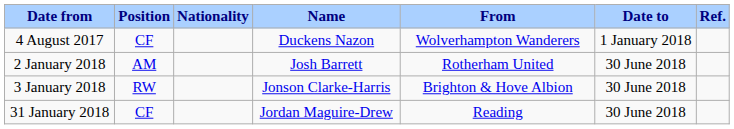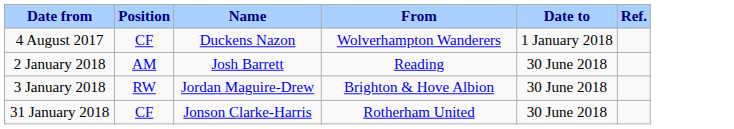- column: (213, 16)
(498, 64) Rotherham United -> (419, 64) Reading
(326, 87) Jonson Clarke-Harris -> (248, 87) Jordan Maguire-Drew
(326, 111) Jordan Maguire-Drew -> (248, 111) Jonson Clarke-Harris
(498, 111) Reading -> (419, 111) Rotherham United
